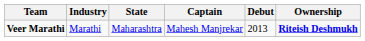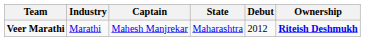columns swapped: (137, 12) <-> (205, 12)
(258, 28) 2013 -> (258, 28) 2012
